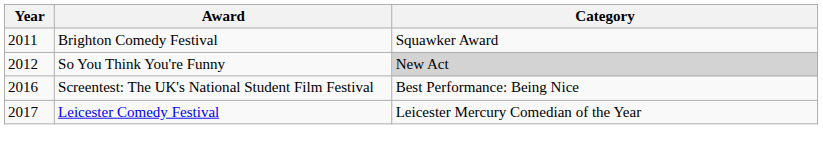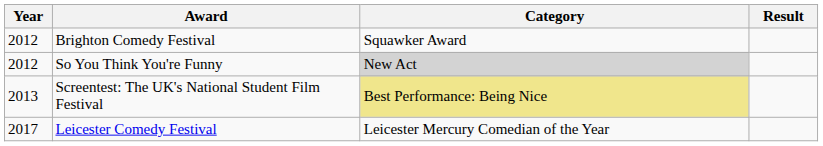+ column: (783, 16)
(23, 40) 2011 -> (23, 40) 2012
(23, 87) 2016 -> (23, 96) 2013
(487, 87) no background -> (455, 96) khaki background
